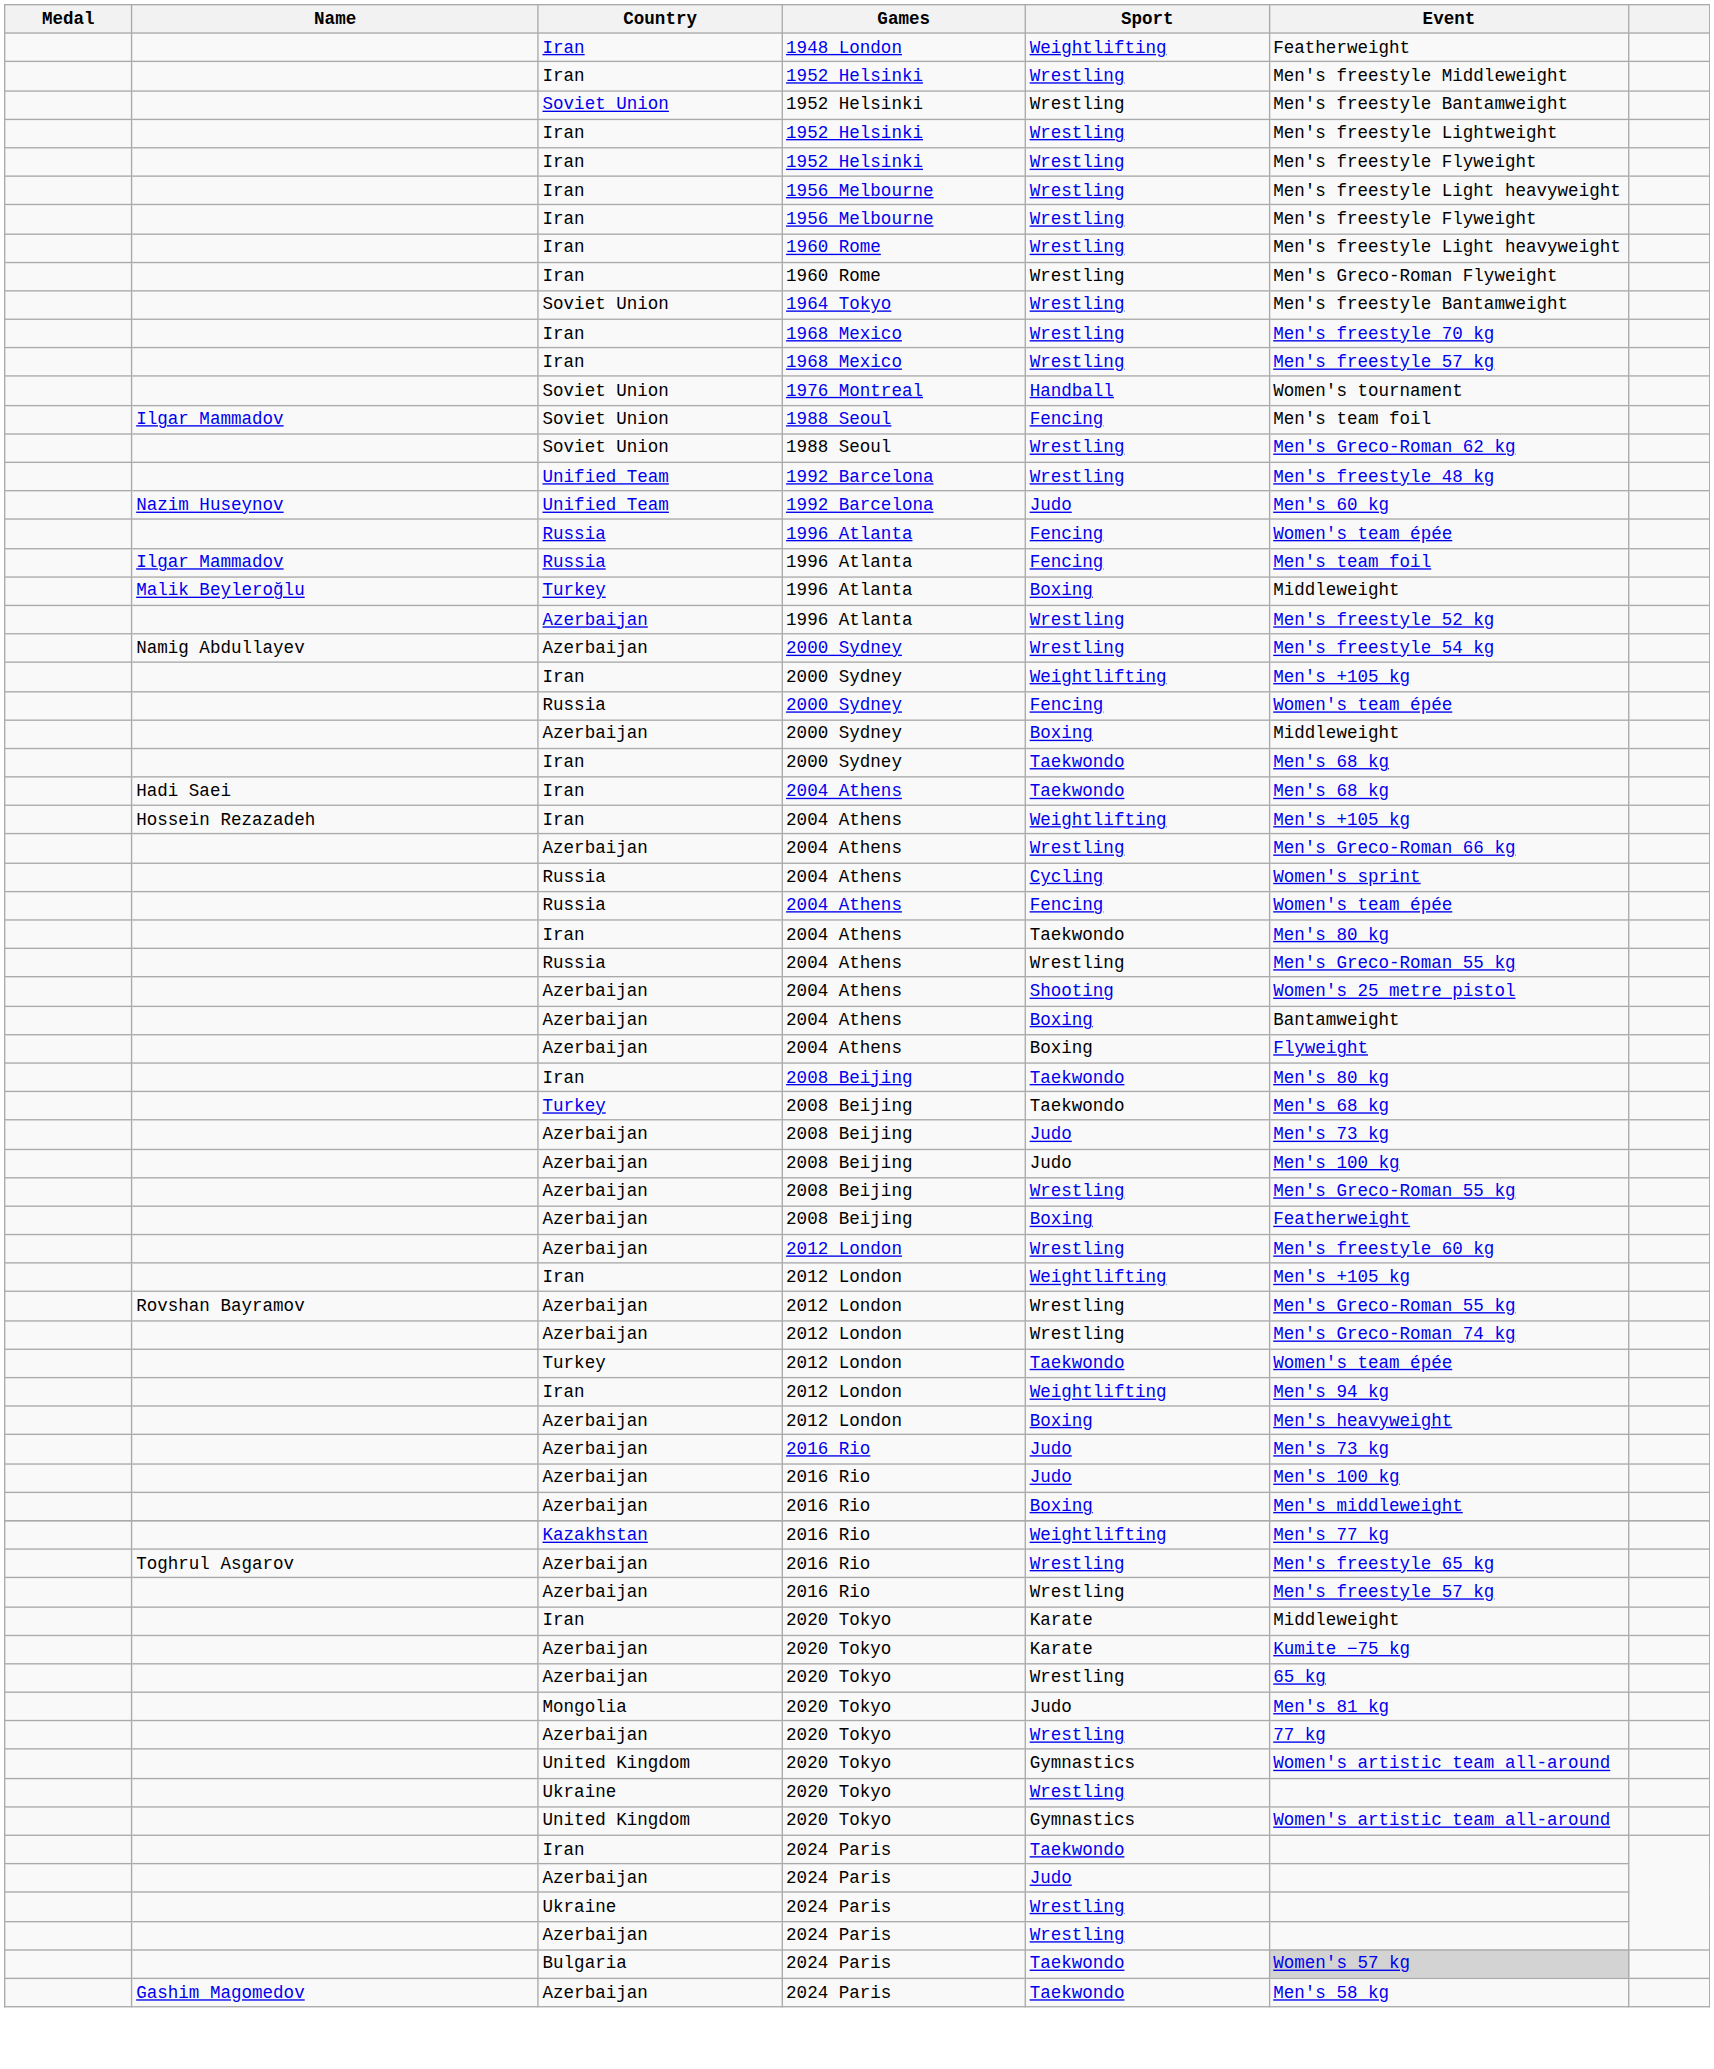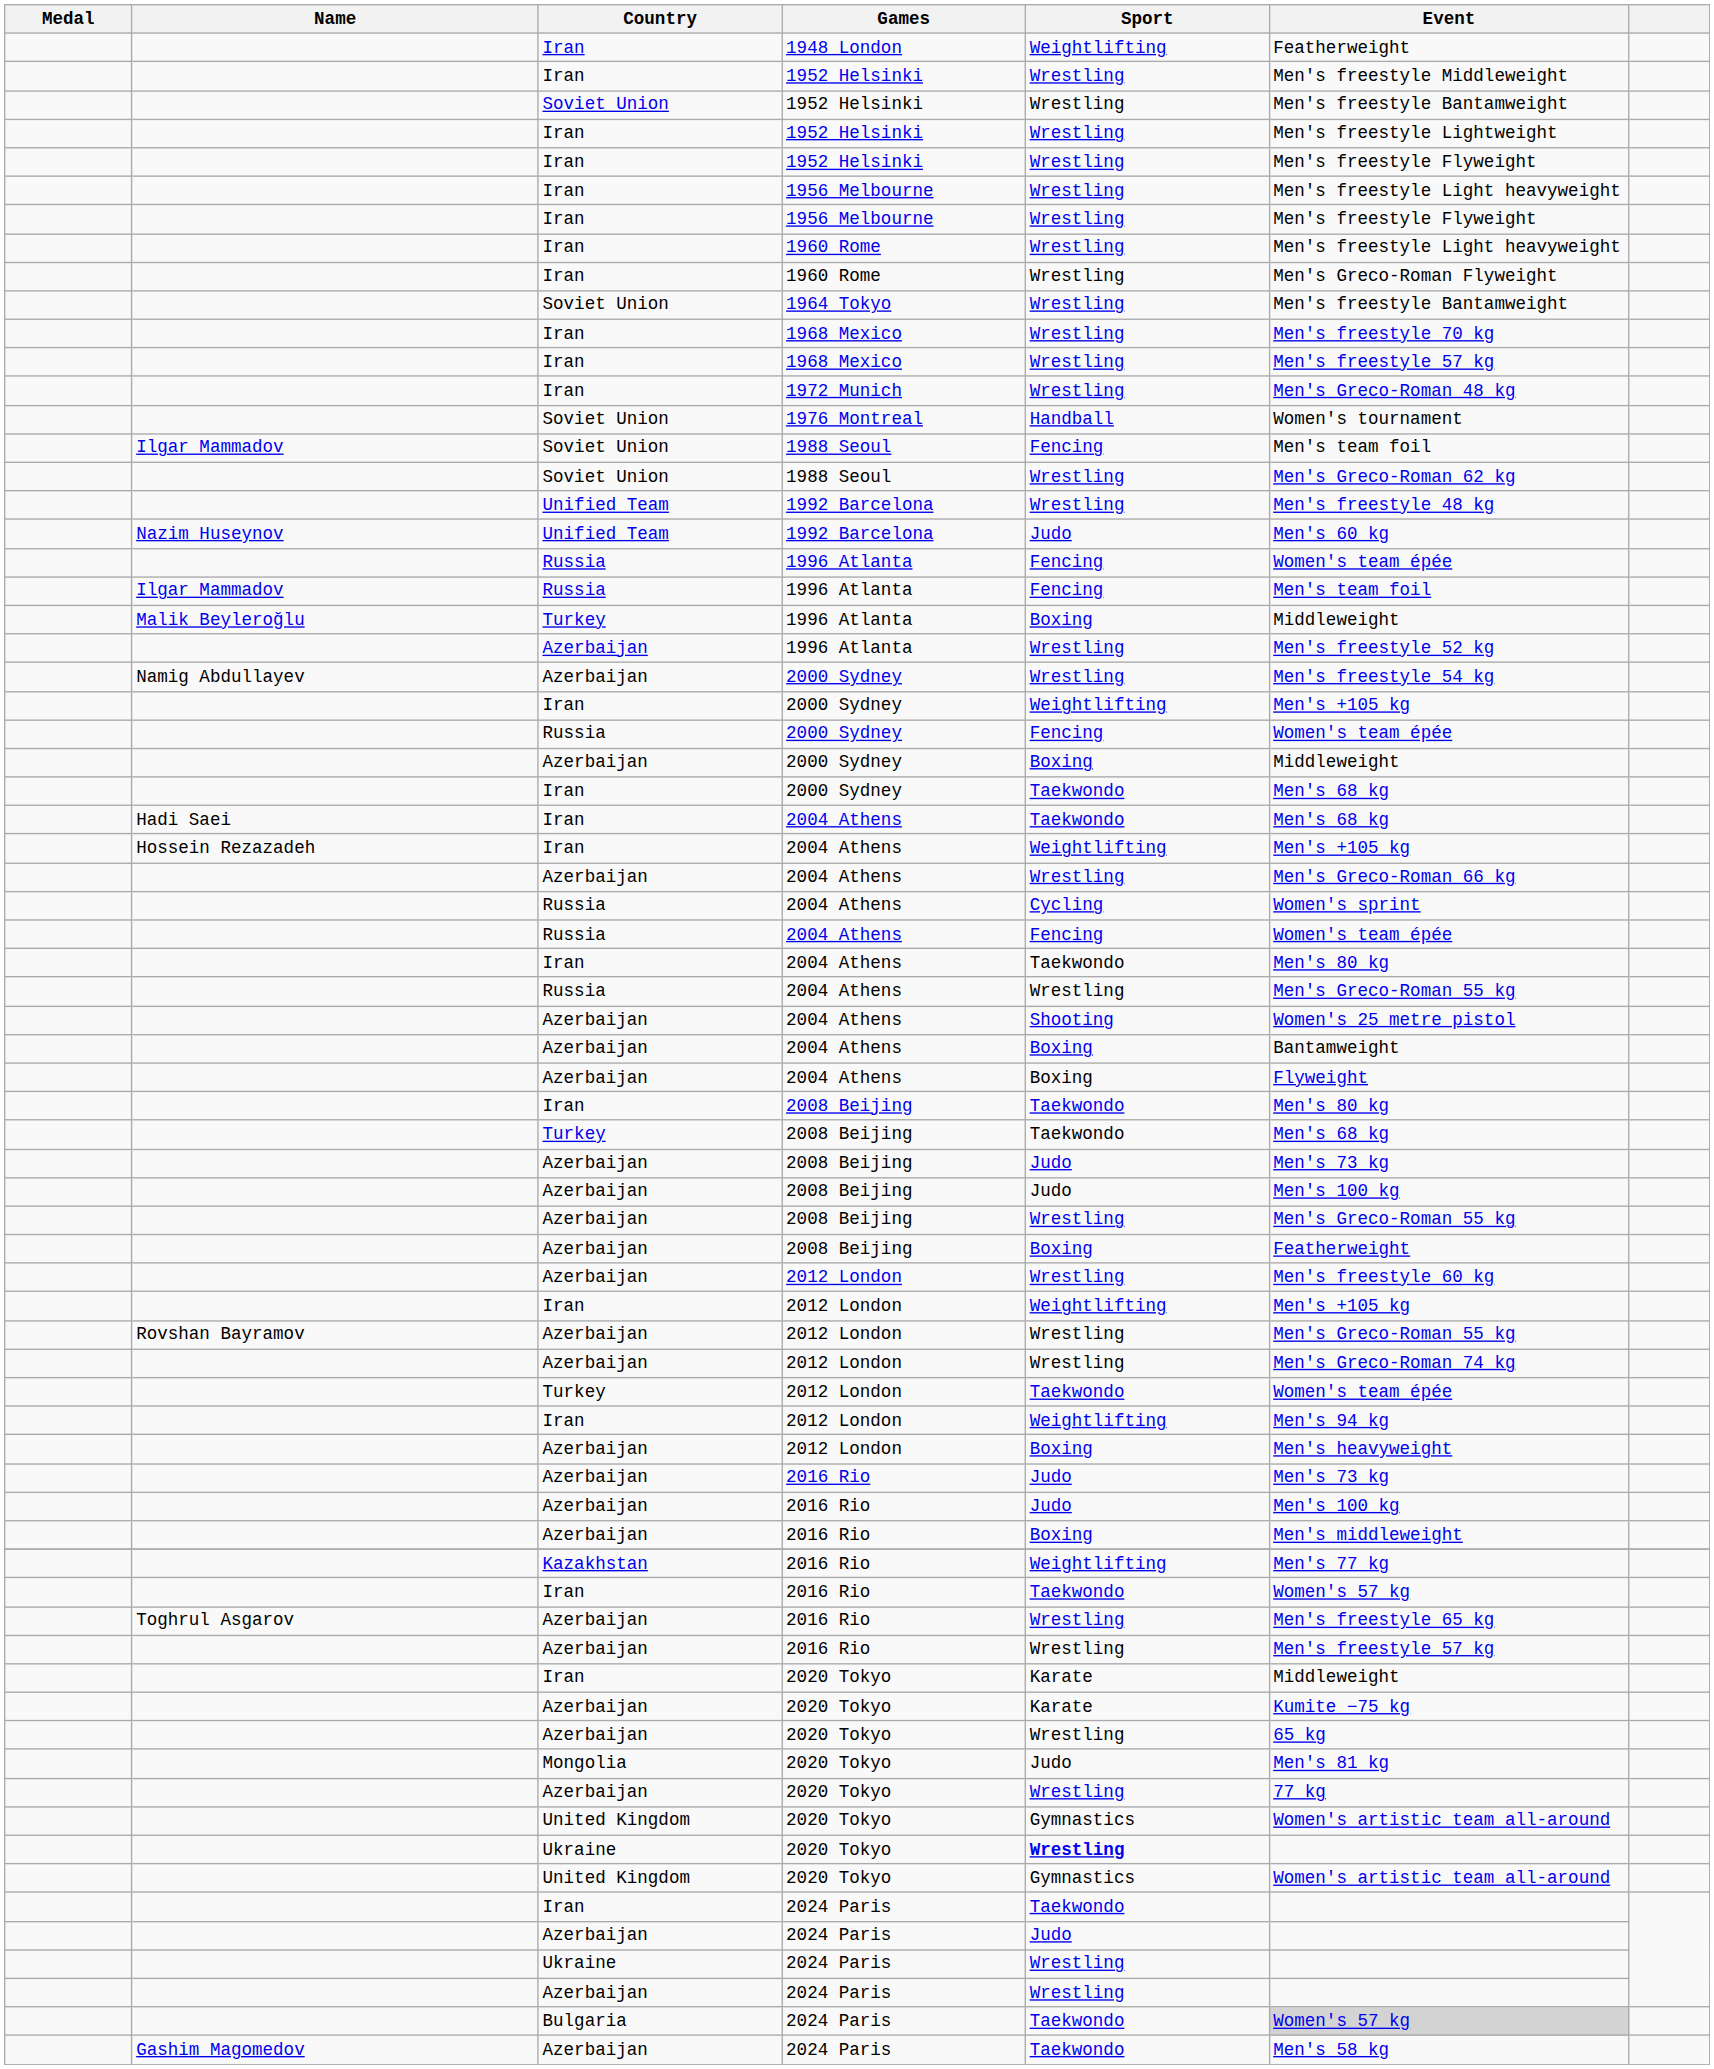+ row: (564, 391)
+ row: (564, 1592)
(1077, 1792) normal -> (1077, 1850) bold
